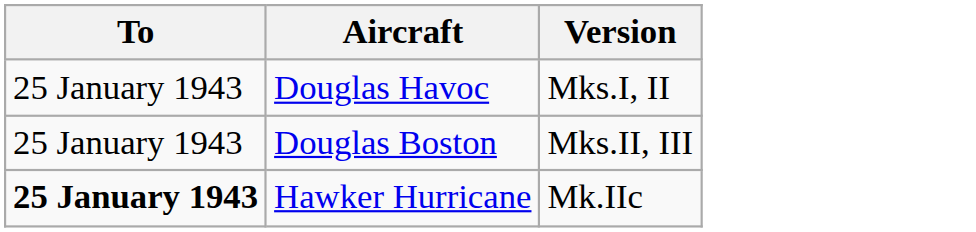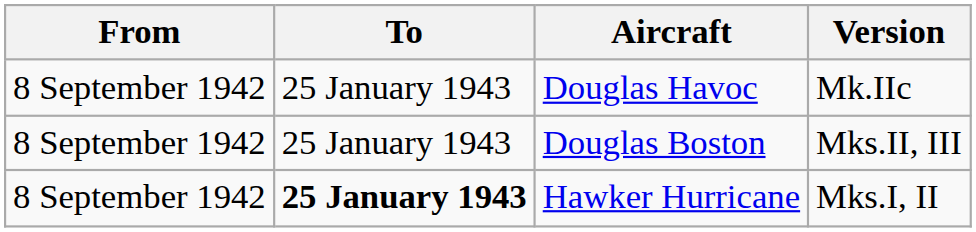+ column: (139, 32)
(609, 87) Mks.I, II -> (864, 87) Mk.IIc
(595, 197) Mk.IIc -> (877, 197) Mks.I, II
